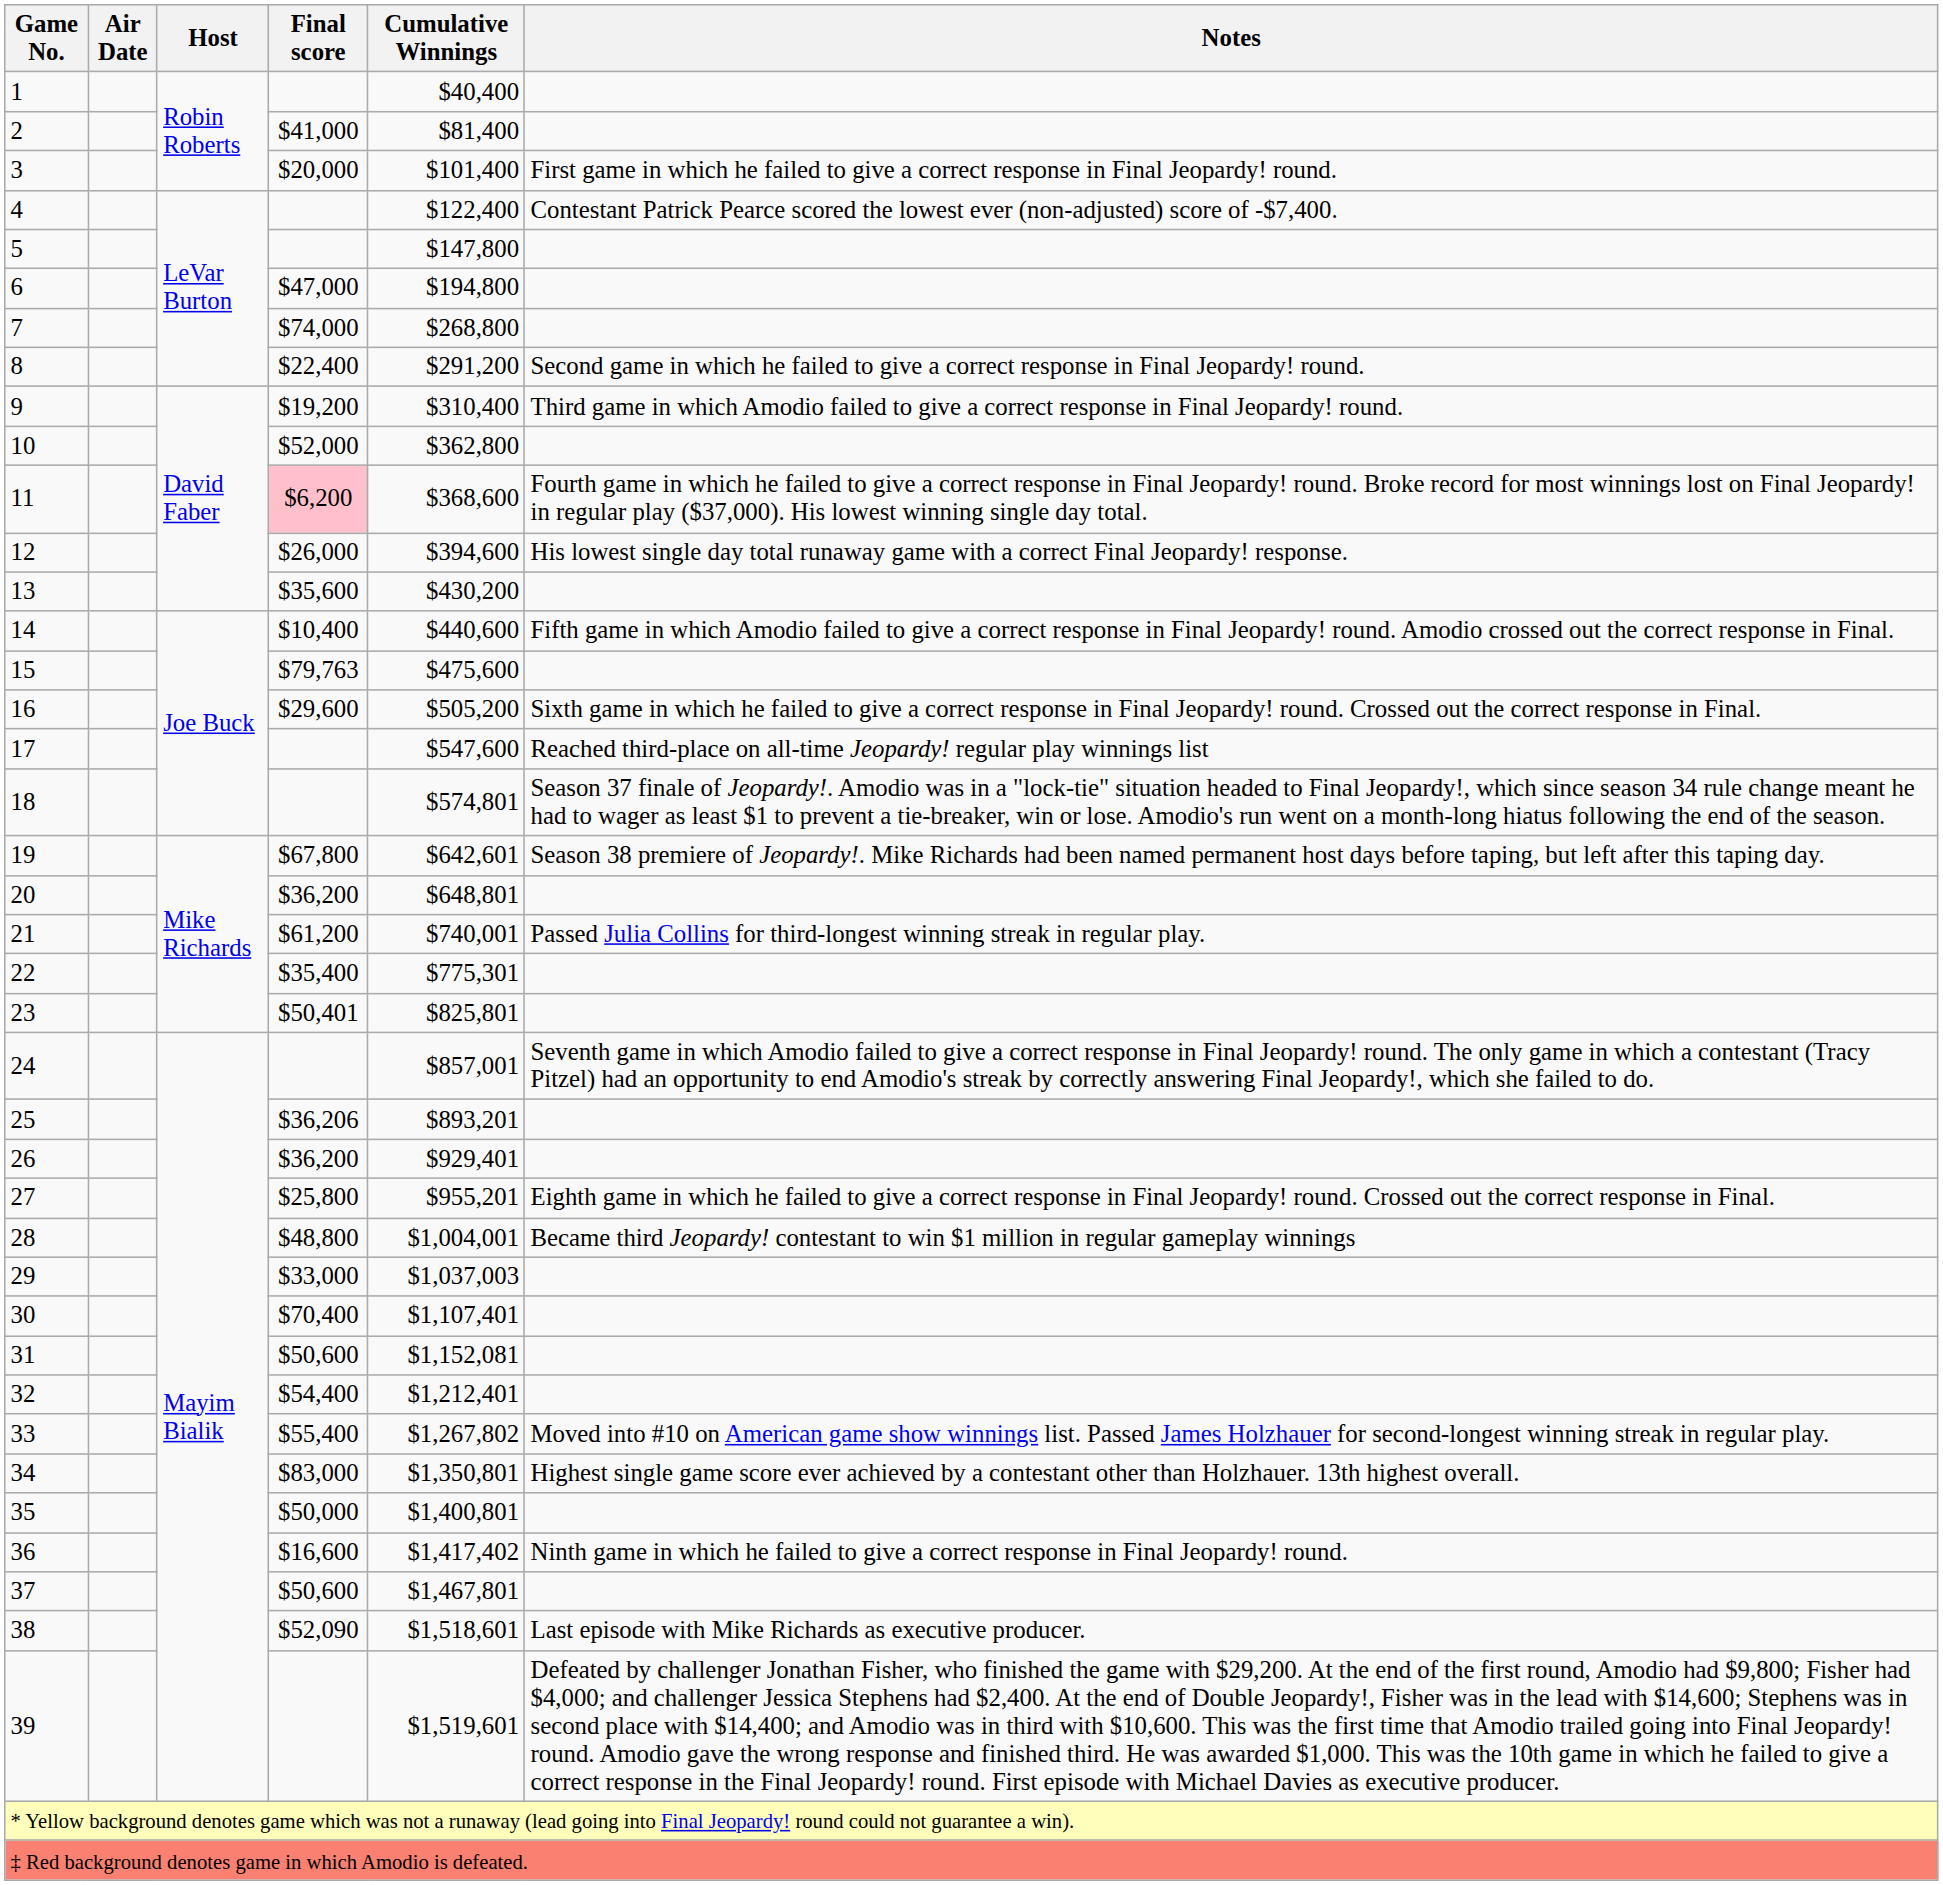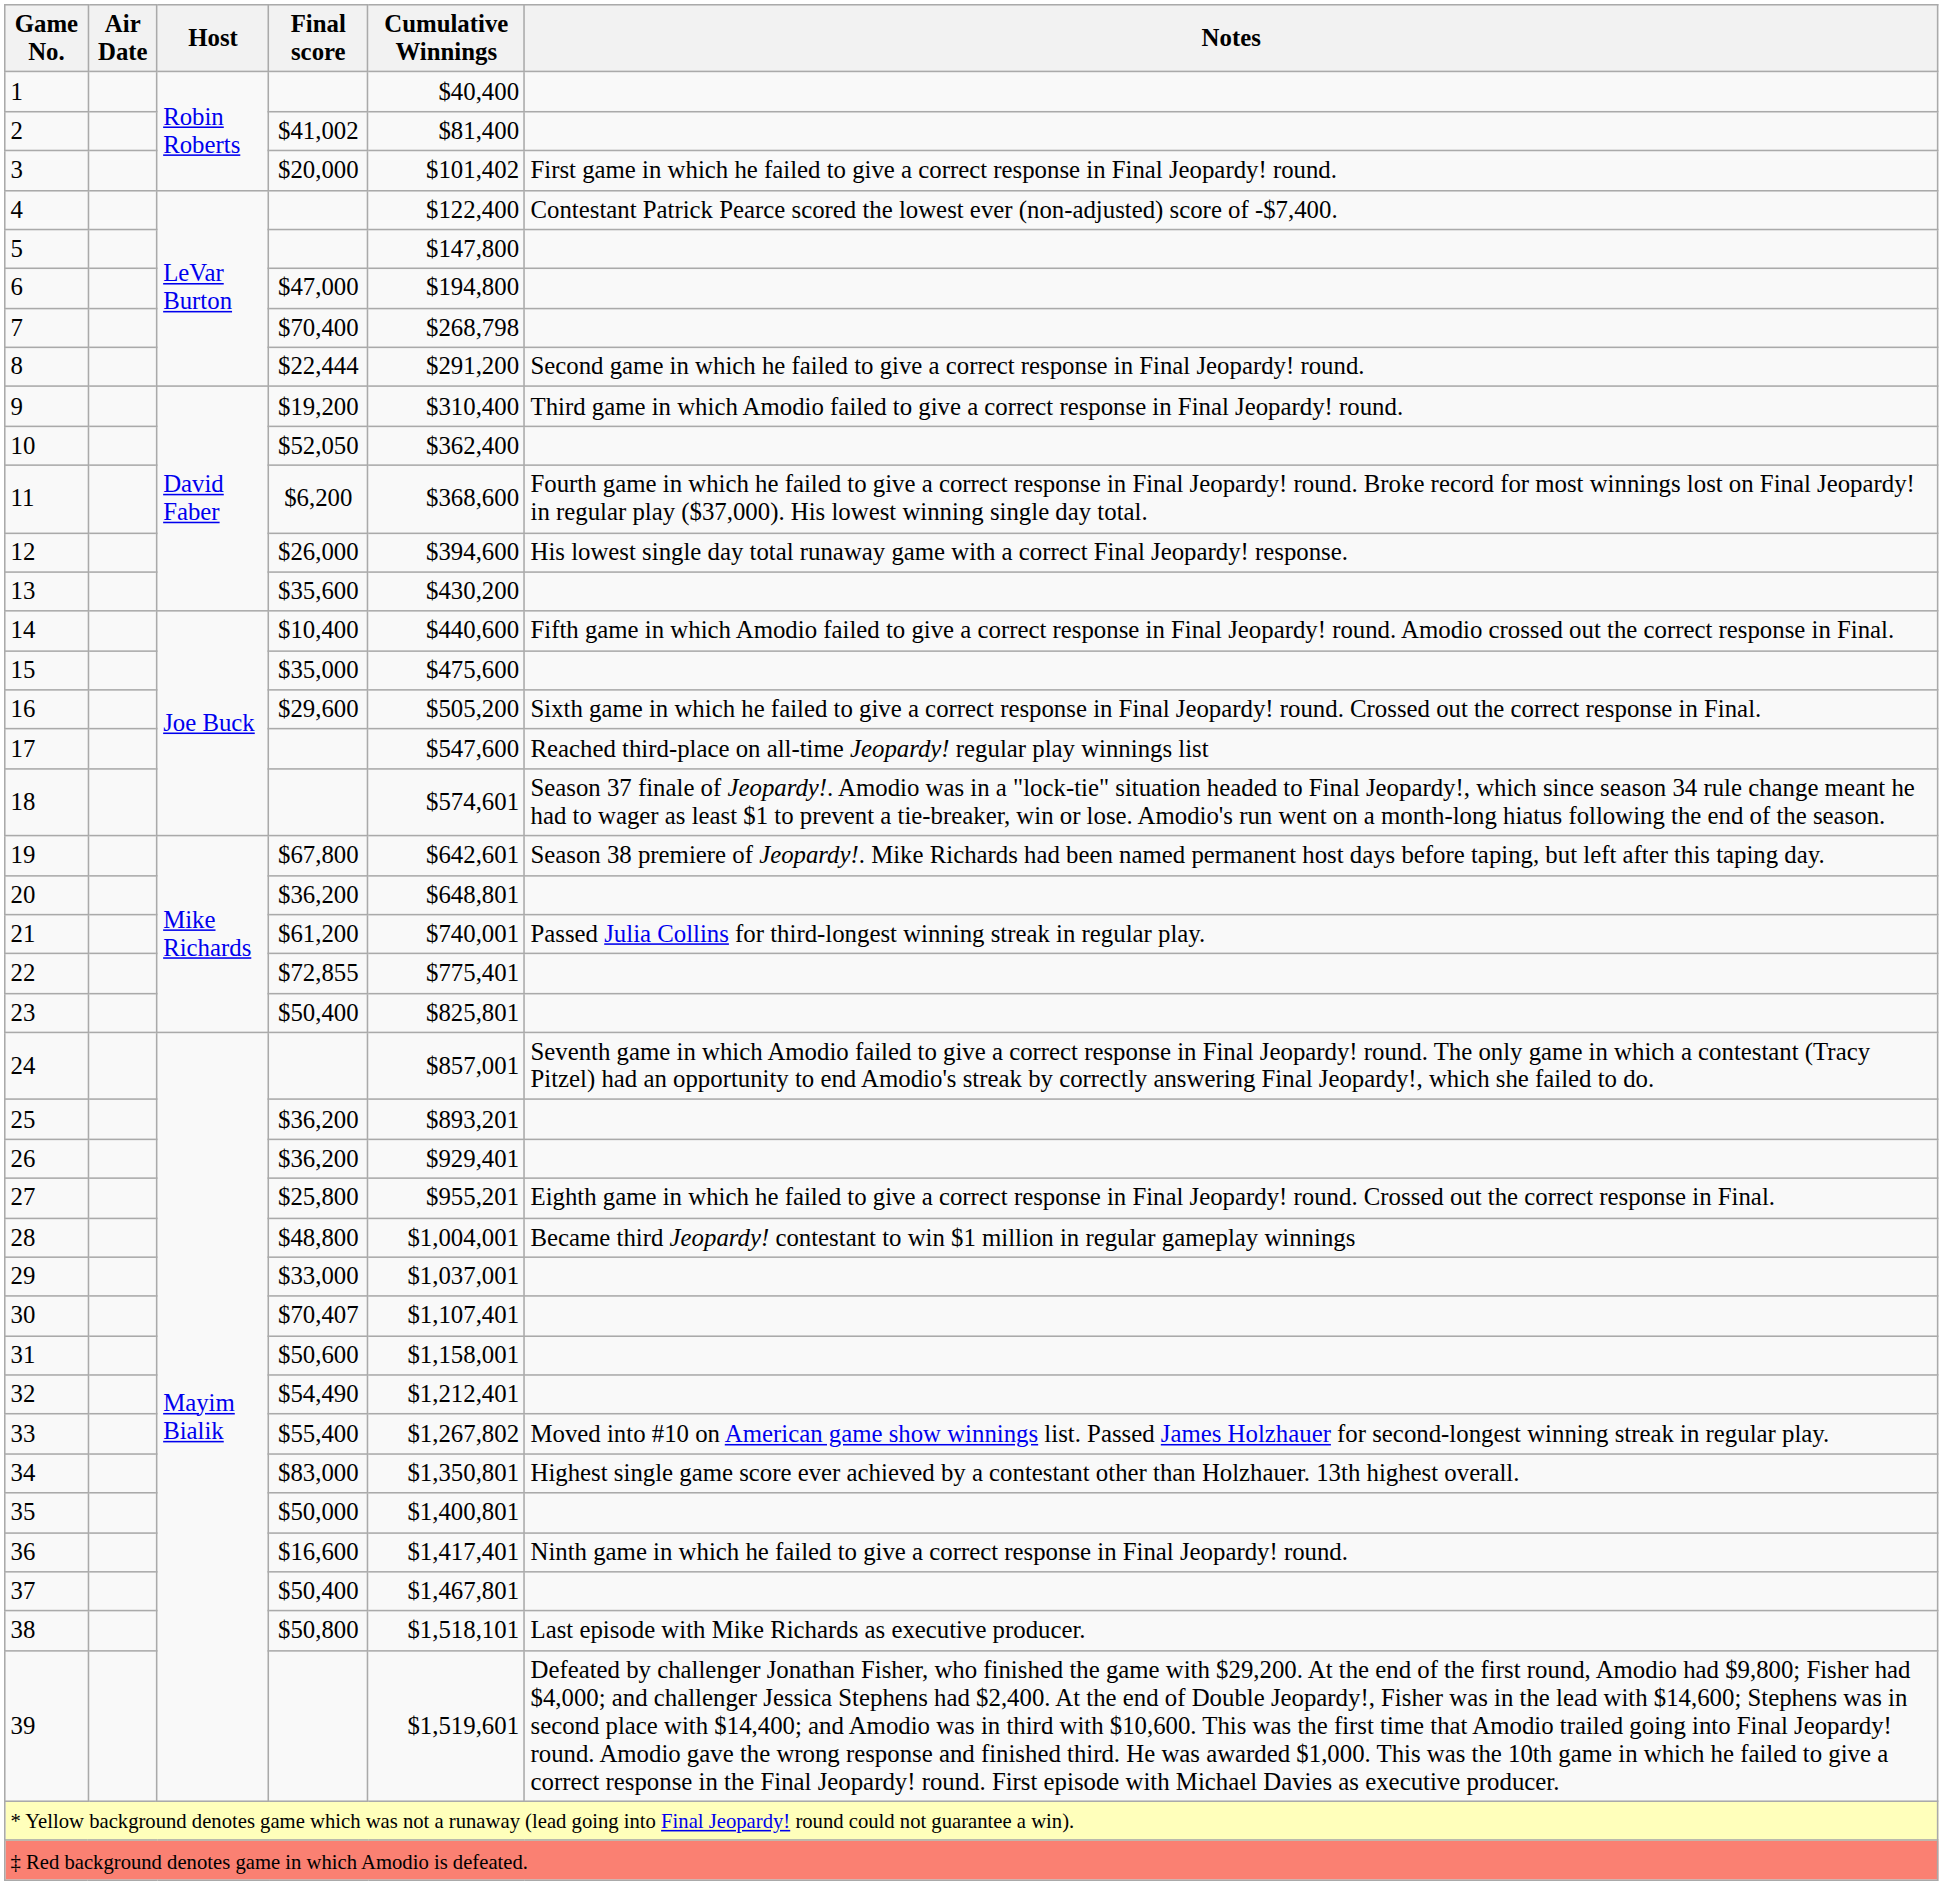(318, 130) $41,000 -> (318, 130) $41,002
(473, 170) $101,400 -> (473, 170) $101,402
(318, 327) $74,000 -> (318, 327) $70,400
(473, 327) $268,800 -> (473, 327) $268,798
(318, 366) $22,400 -> (318, 366) $22,444
(318, 445) $52,000 -> (318, 445) $52,050
(473, 445) $362,800 -> (473, 445) $362,400
(318, 498) pink background -> (318, 498) no background
(318, 669) $79,763 -> (318, 669) $35,000
(473, 801) $574,801 -> (473, 801) $574,601
(318, 973) $35,400 -> (318, 973) $72,855
(473, 973) $775,301 -> (473, 973) $775,401
(318, 1012) $50,401 -> (318, 1012) $50,400
(318, 1119) $36,206 -> (318, 1119) $36,200
(463, 1276) $1,037,003 -> (463, 1276) $1,037,001
(318, 1315) $70,400 -> (318, 1315) $70,407
(463, 1355) $1,152,081 -> (463, 1355) $1,158,001
(318, 1394) $54,400 -> (318, 1394) $54,490
(463, 1551) $1,417,402 -> (463, 1551) $1,417,401
(318, 1591) $50,600 -> (318, 1591) $50,400
(318, 1630) $52,090 -> (318, 1630) $50,800
(463, 1630) $1,518,601 -> (463, 1630) $1,518,101
